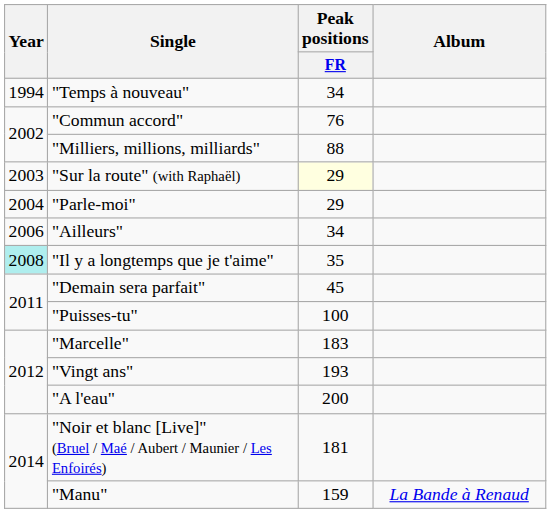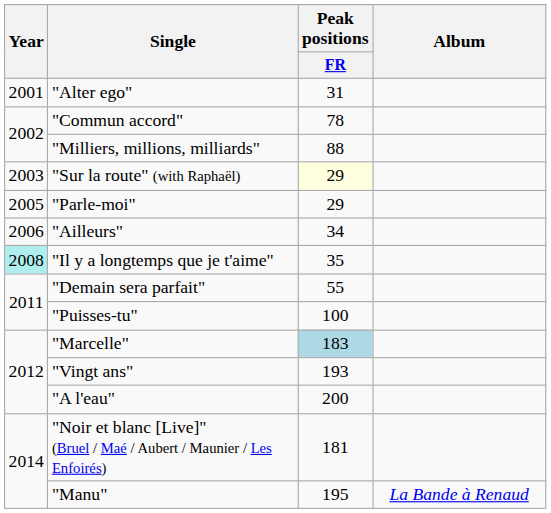- row: (121, 92)
+ row: (92, 92)
(335, 120) 76 -> (335, 120) 78
(26, 203) 2004 -> (26, 203) 2005
(335, 287) 45 -> (335, 287) 55
(335, 343) no background -> (335, 343) lightblue background
(335, 494) 159 -> (335, 494) 195
